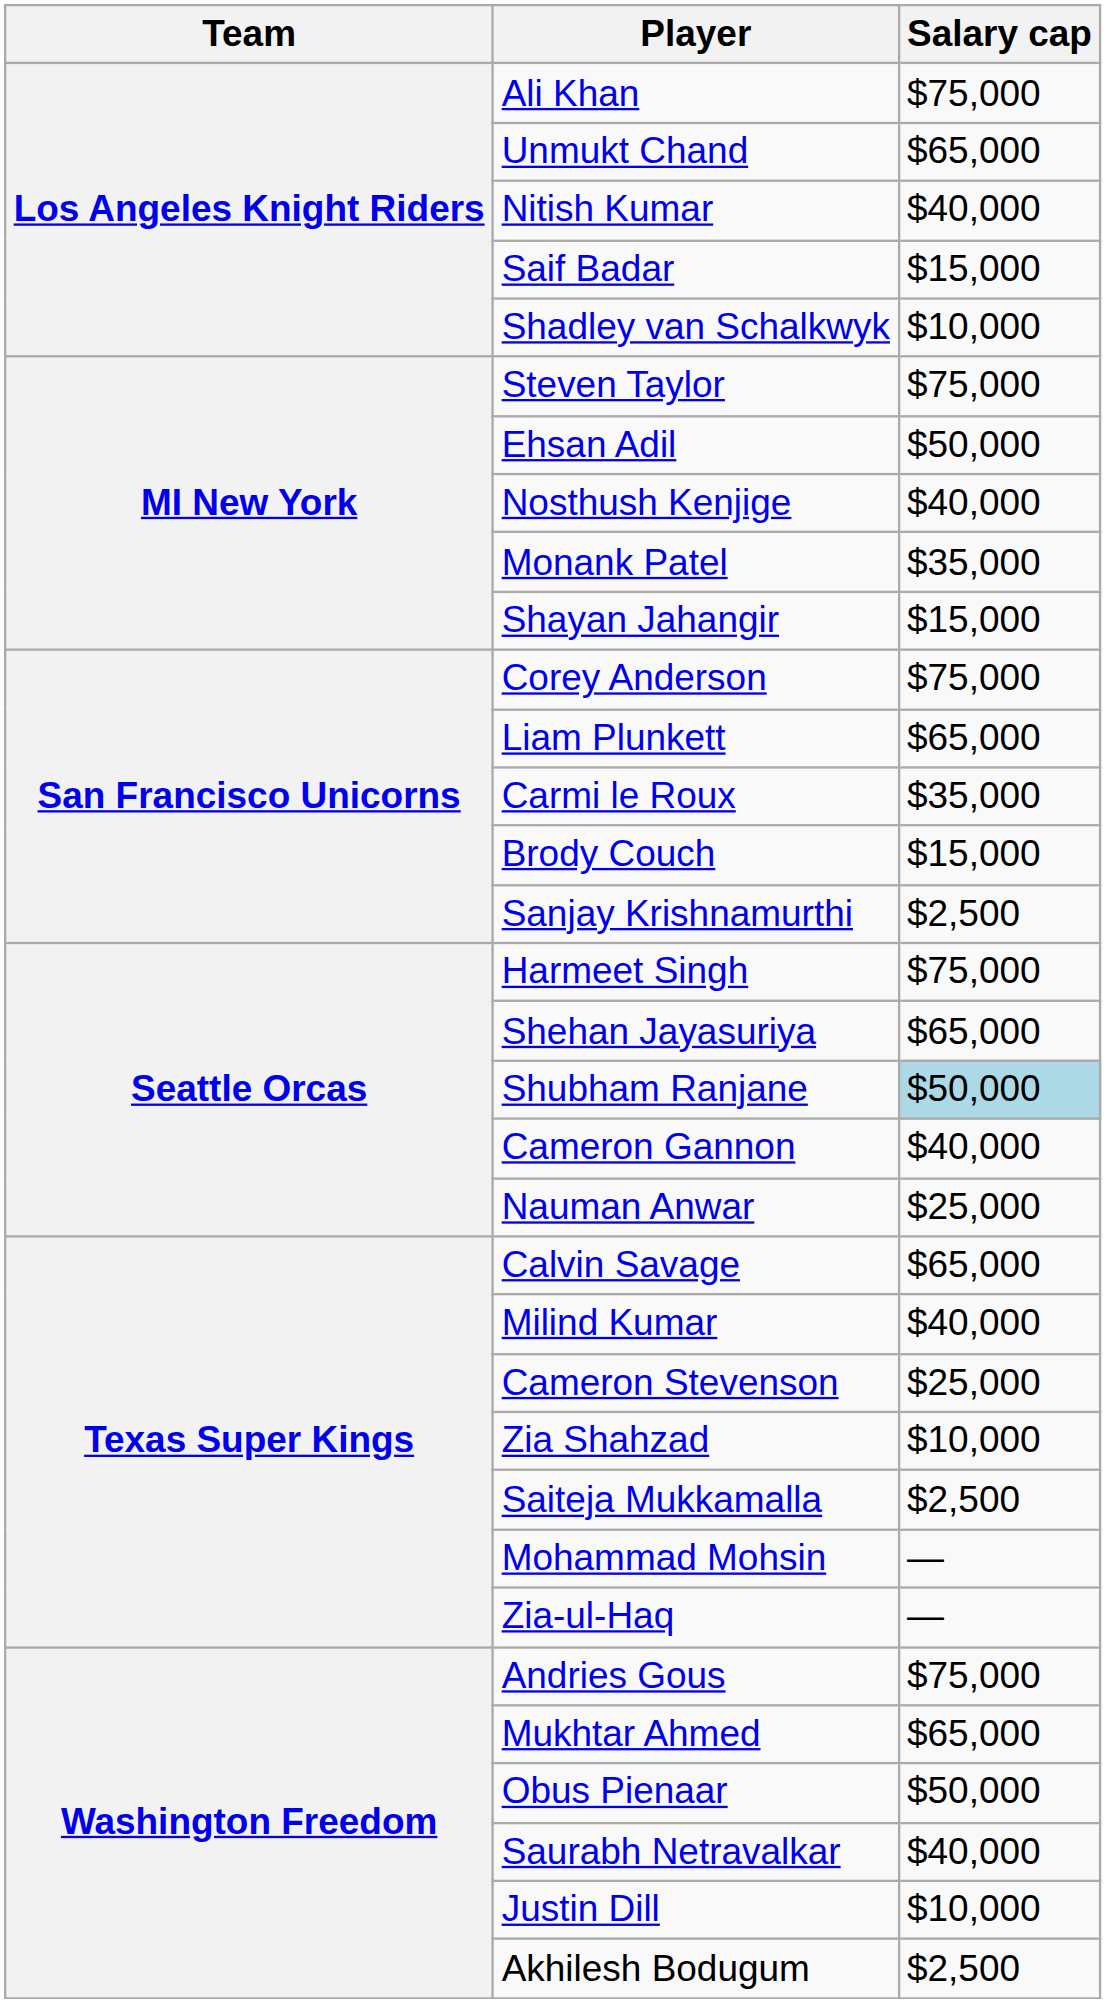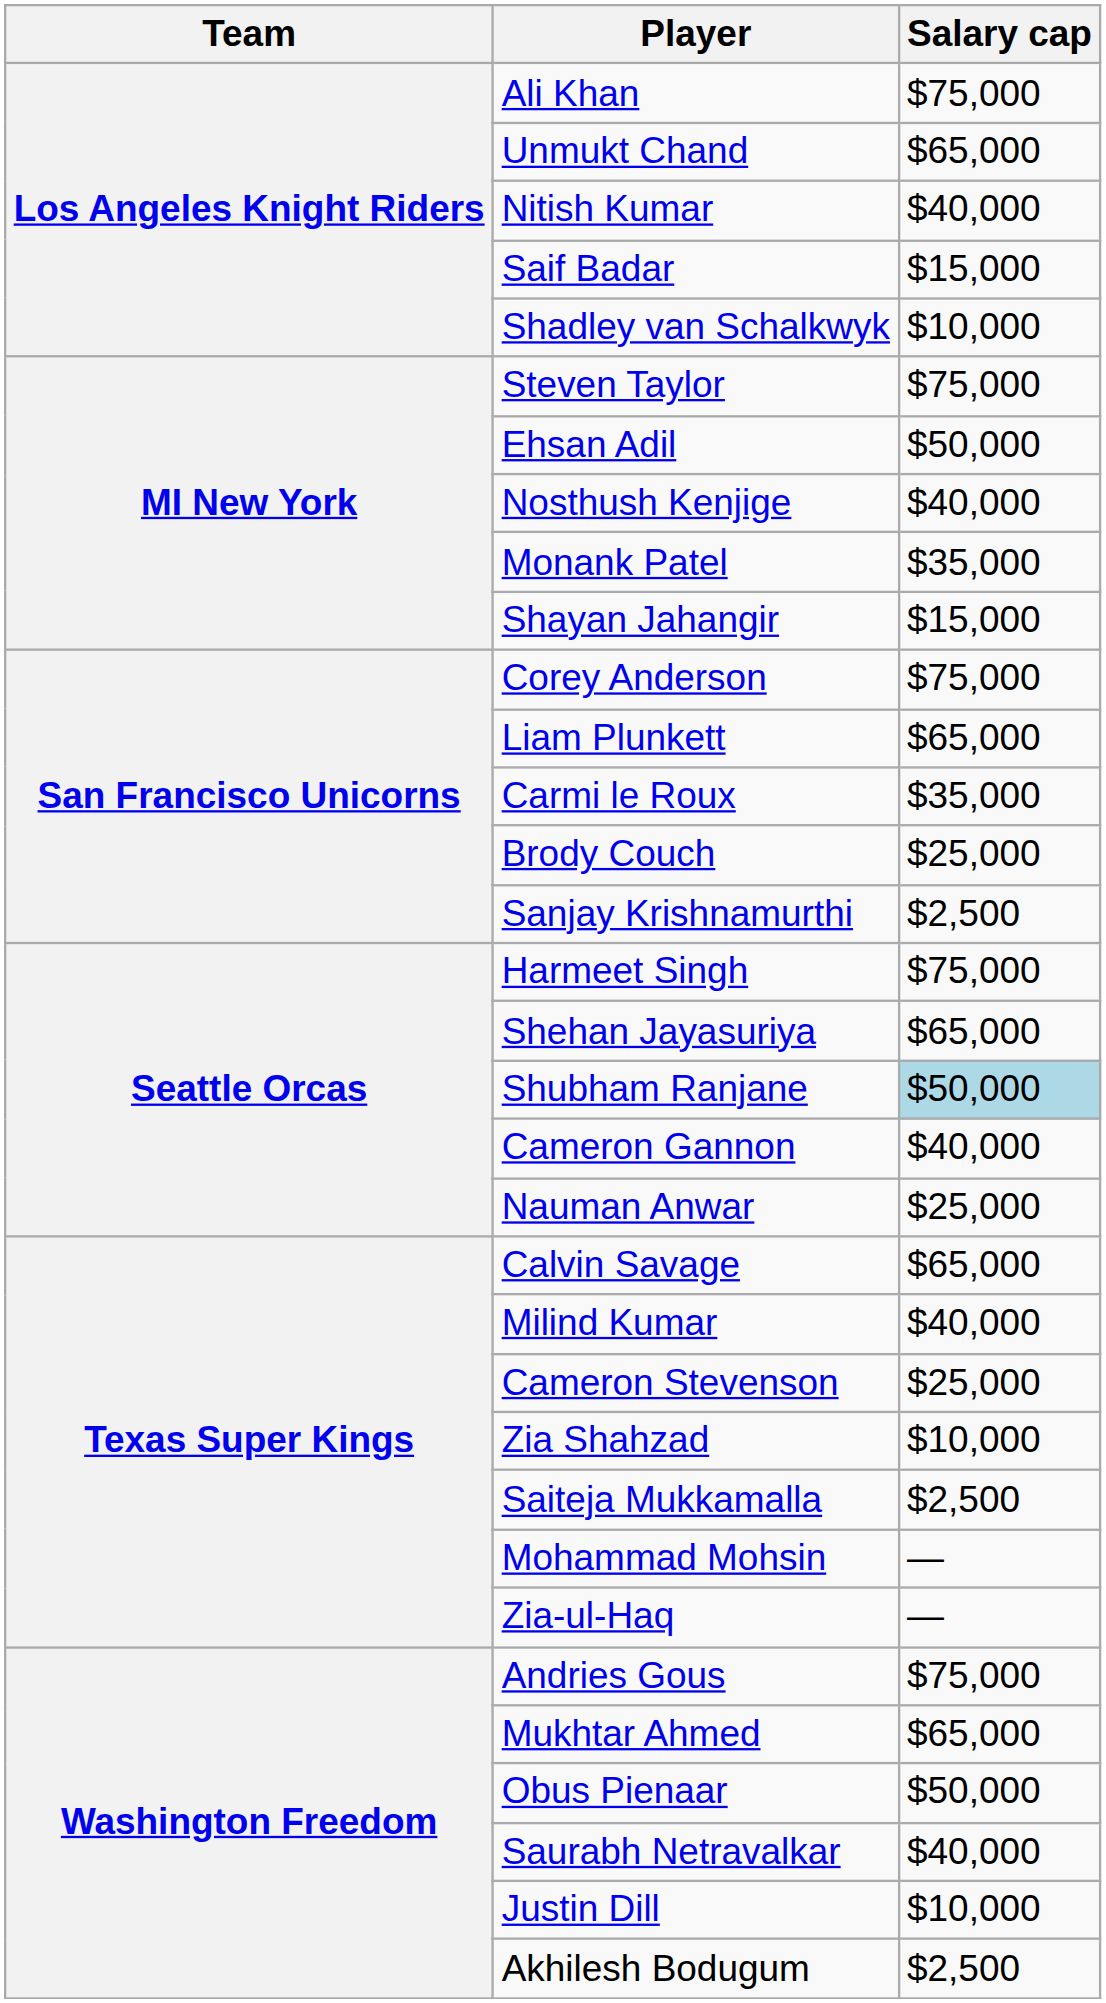(974, 854) $15,000 -> (974, 854) $25,000
